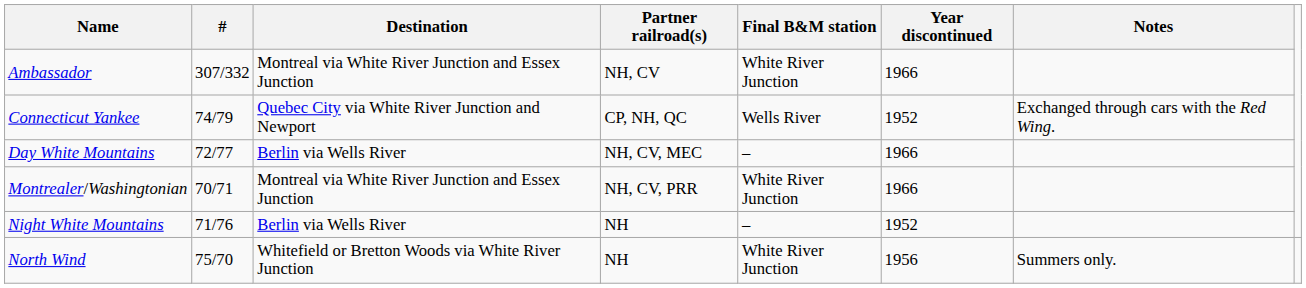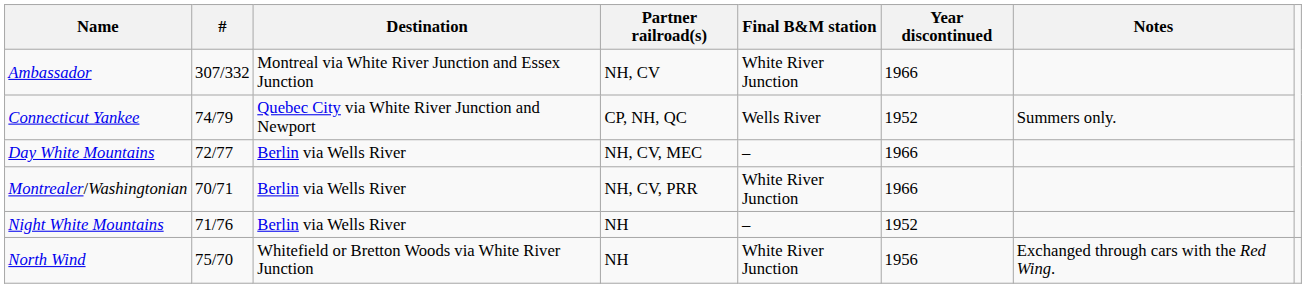(1141, 117) Exchanged through cars with the Red Wing. -> (1067, 117) Summers only.
(409, 188) Montreal via White River Junction and Essex Junction -> (332, 188) Berlin via Wells River
(1067, 260) Summers only. -> (1141, 260) Exchanged through cars with the Red Wing.
